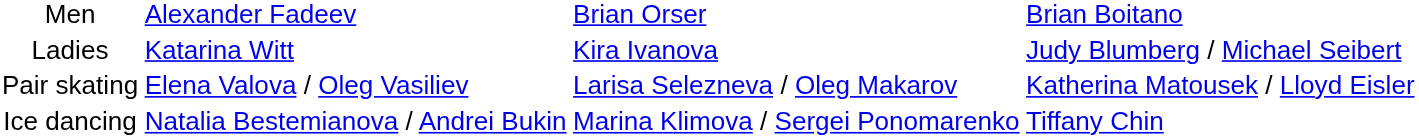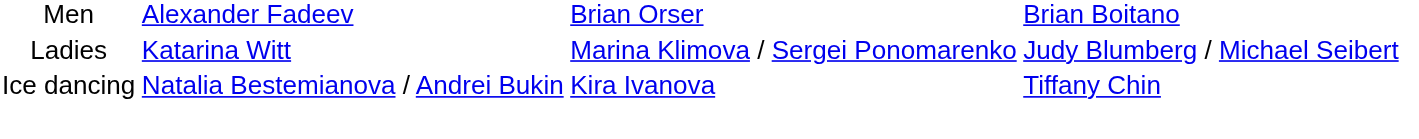(646, 50) Kira Ivanova -> (793, 50) Marina Klimova / Sergei Ponomarenko
- row: (70, 85)
(796, 121) Marina Klimova / Sergei Ponomarenko -> (643, 85) Kira Ivanova
